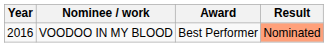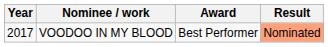(20, 32) 2016 -> (20, 32) 2017
